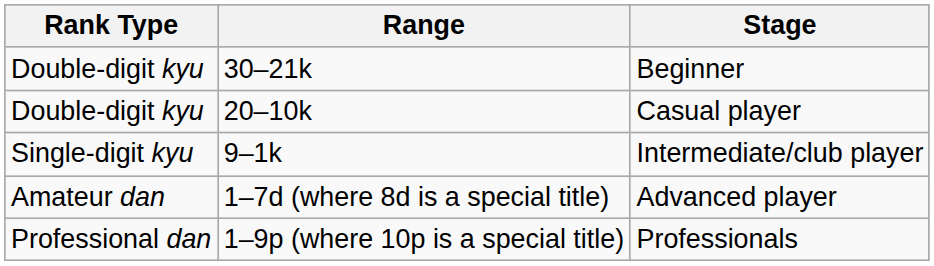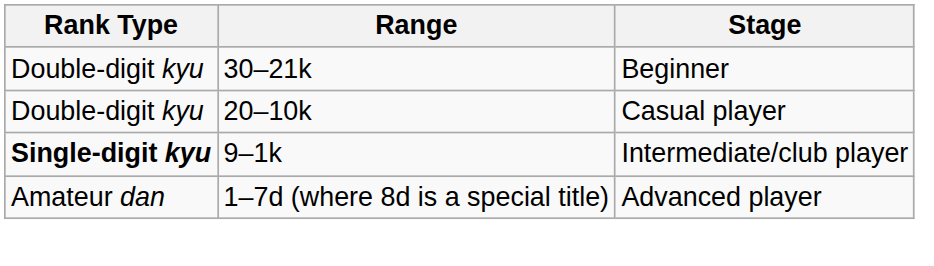(102, 153) normal -> (111, 153) bold
- row: (717, 238)
